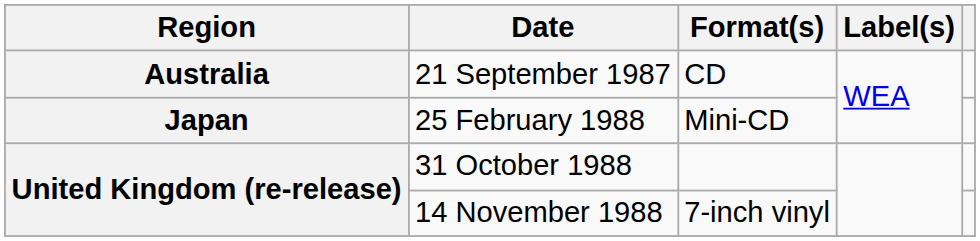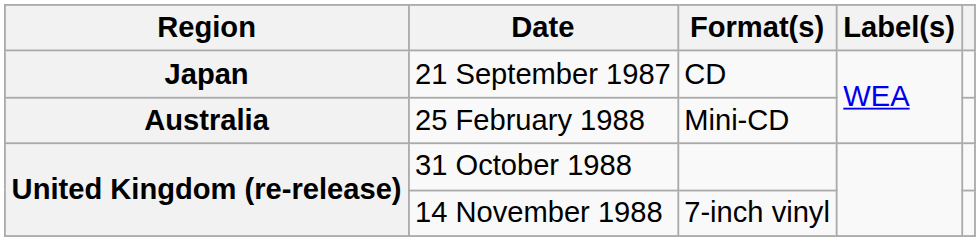(207, 73) Australia -> (207, 73) Japan
(207, 119) Japan -> (207, 119) Australia
